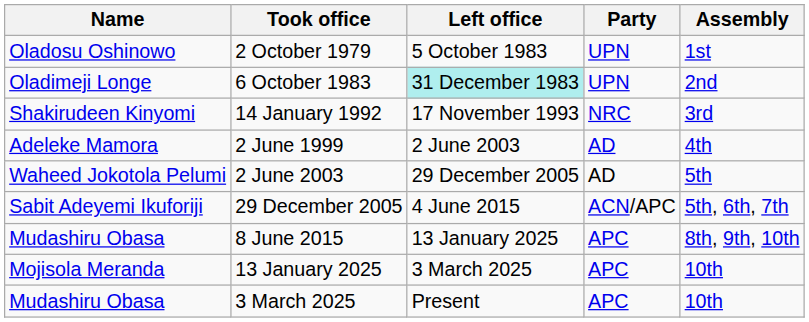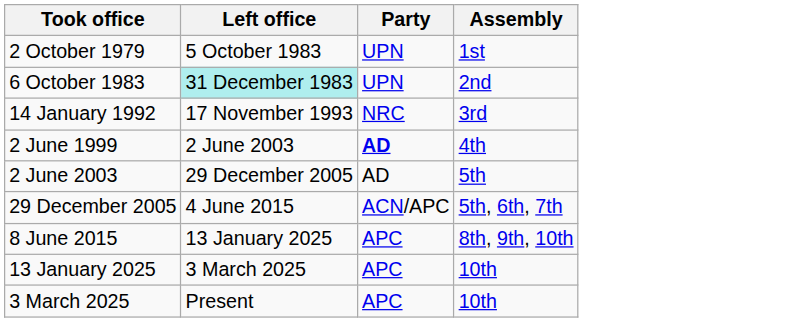- column: (118, 20)
(602, 144) normal -> (376, 144) bold
